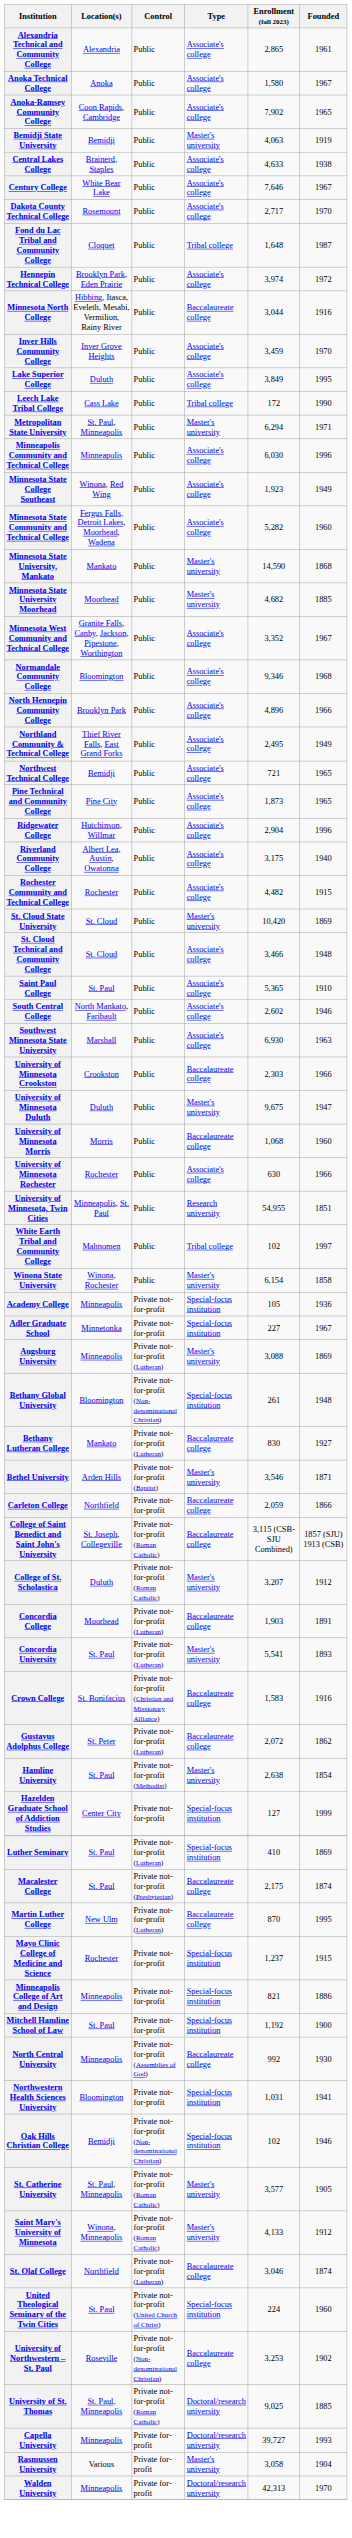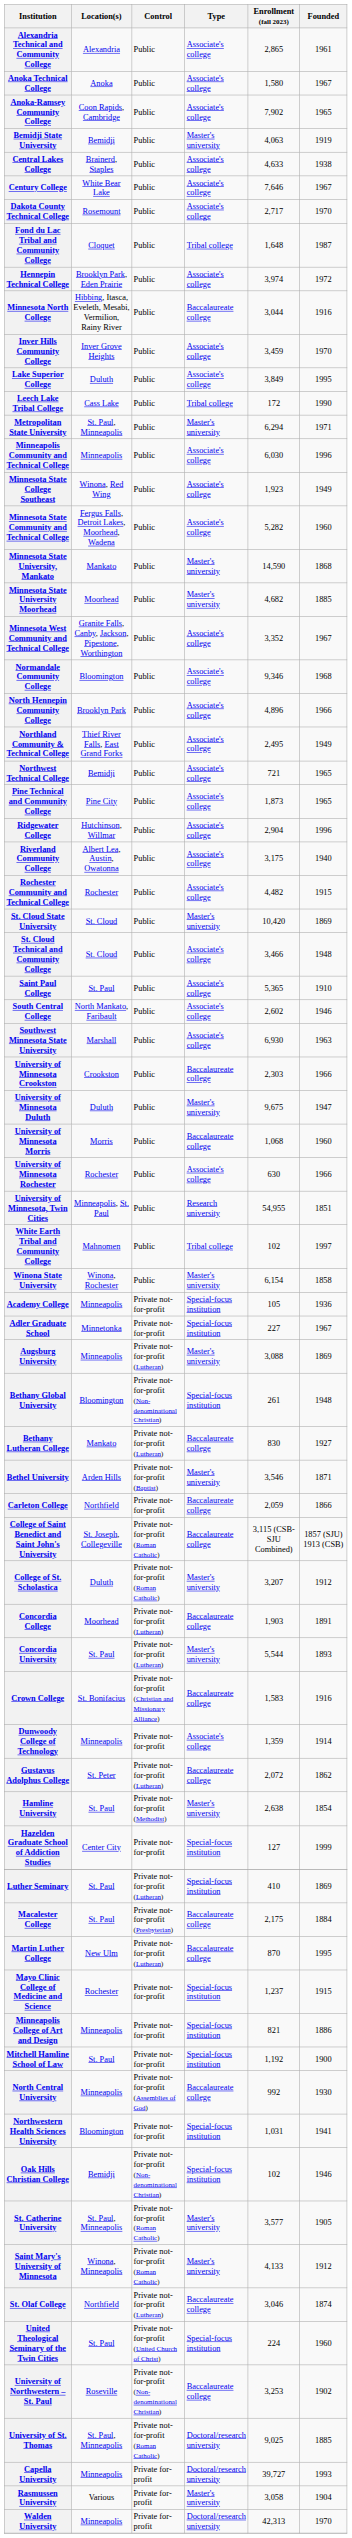(274, 1655) 5,541 -> (274, 1655) 5,544
+ row: (38, 1742)
(323, 1886) 1874 -> (323, 1919) 1884
